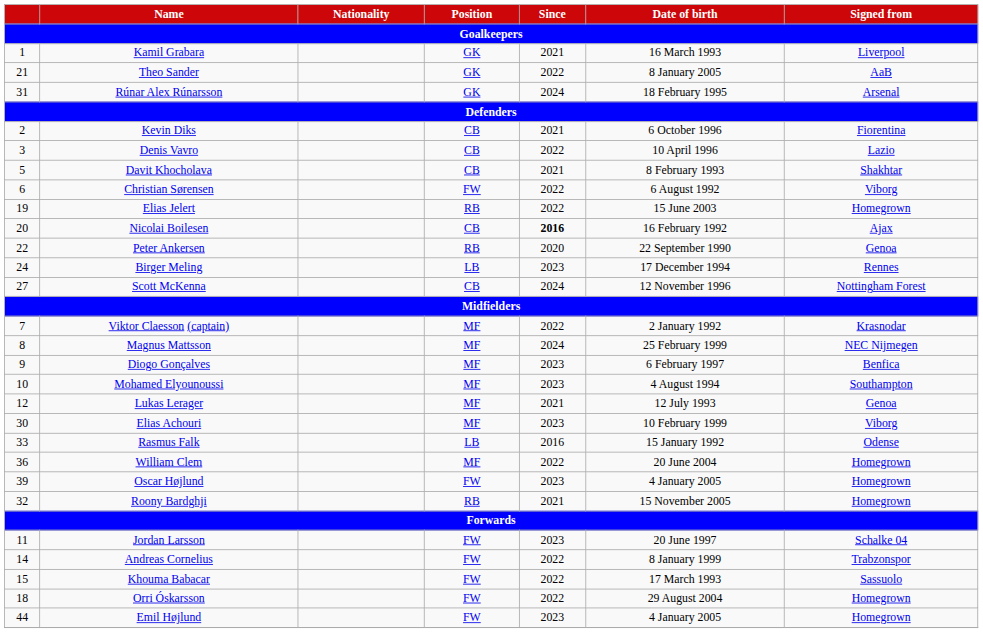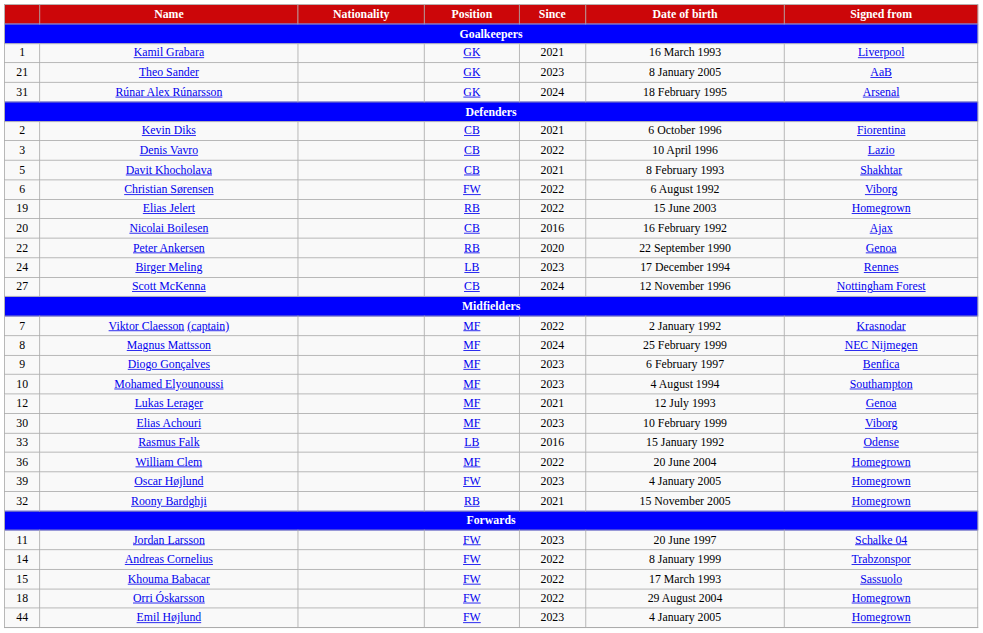(552, 73) 2022 -> (552, 73) 2023
(552, 228) bold -> (552, 228) normal
